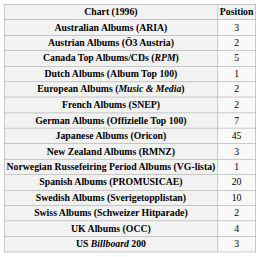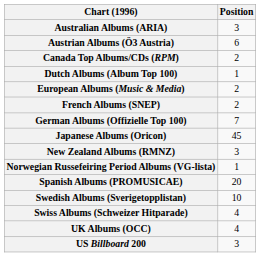(237, 43) 2 -> (237, 43) 6
(237, 58) 5 -> (237, 58) 2
(237, 213) 2 -> (237, 213) 4
